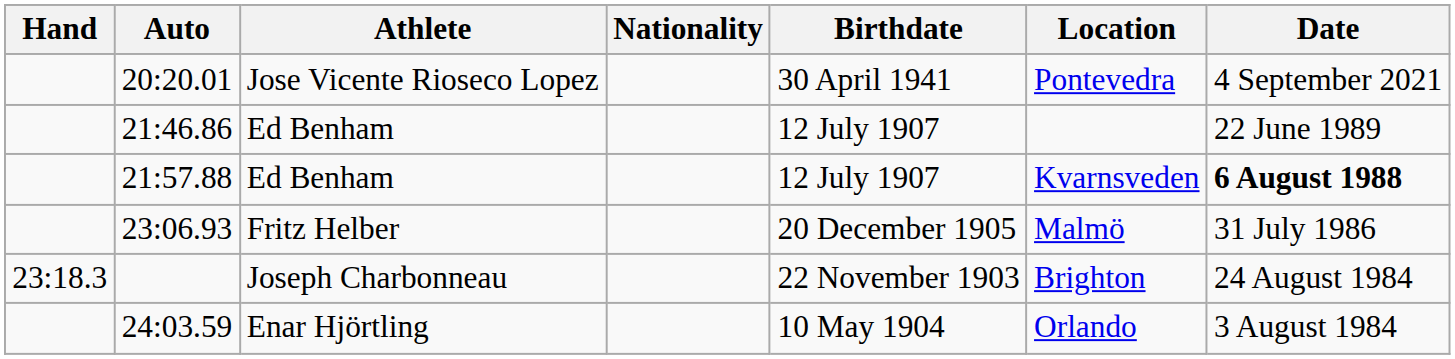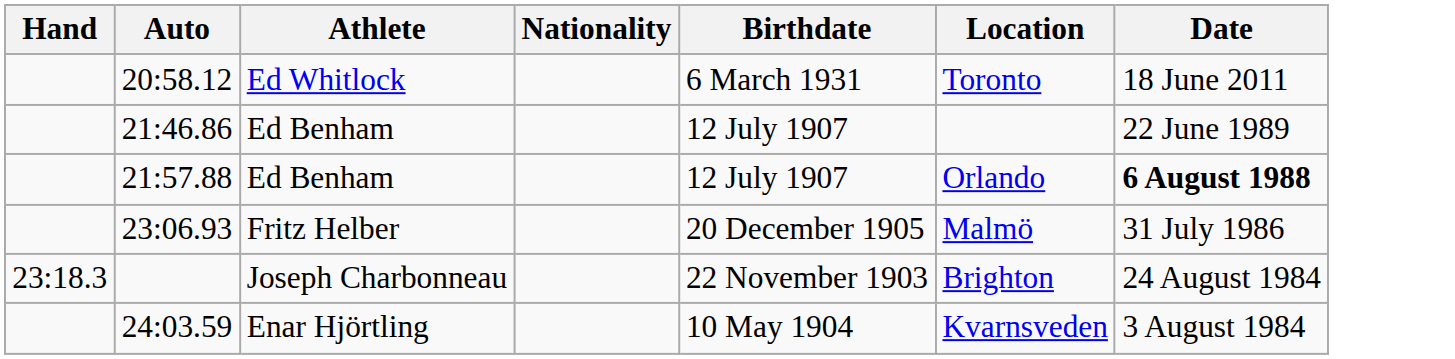- row: (177, 79)
+ row: (177, 79)
(1117, 178) Kvarnsveden -> (994, 178) Orlando
(1085, 327) Orlando -> (1025, 327) Kvarnsveden
